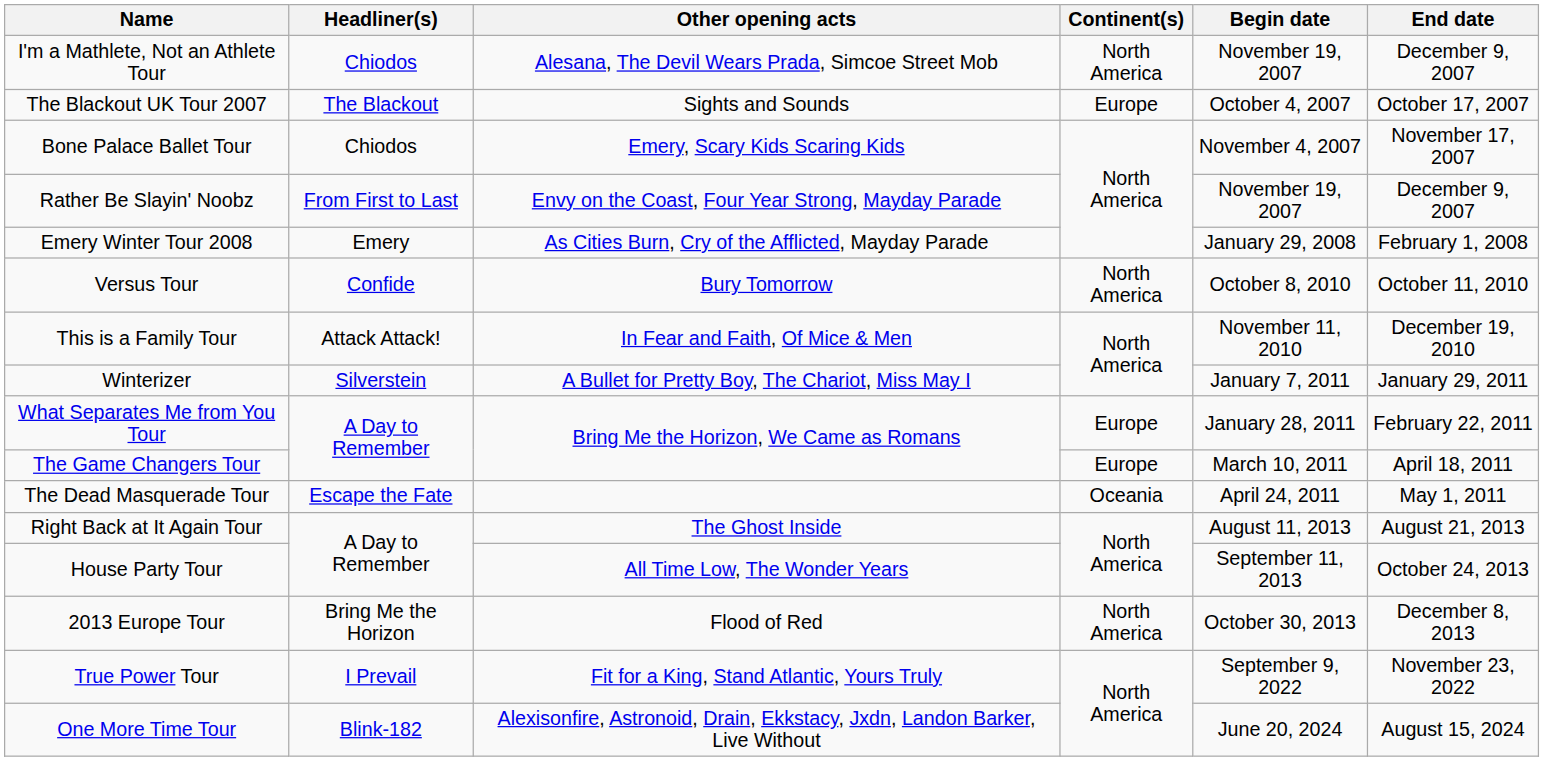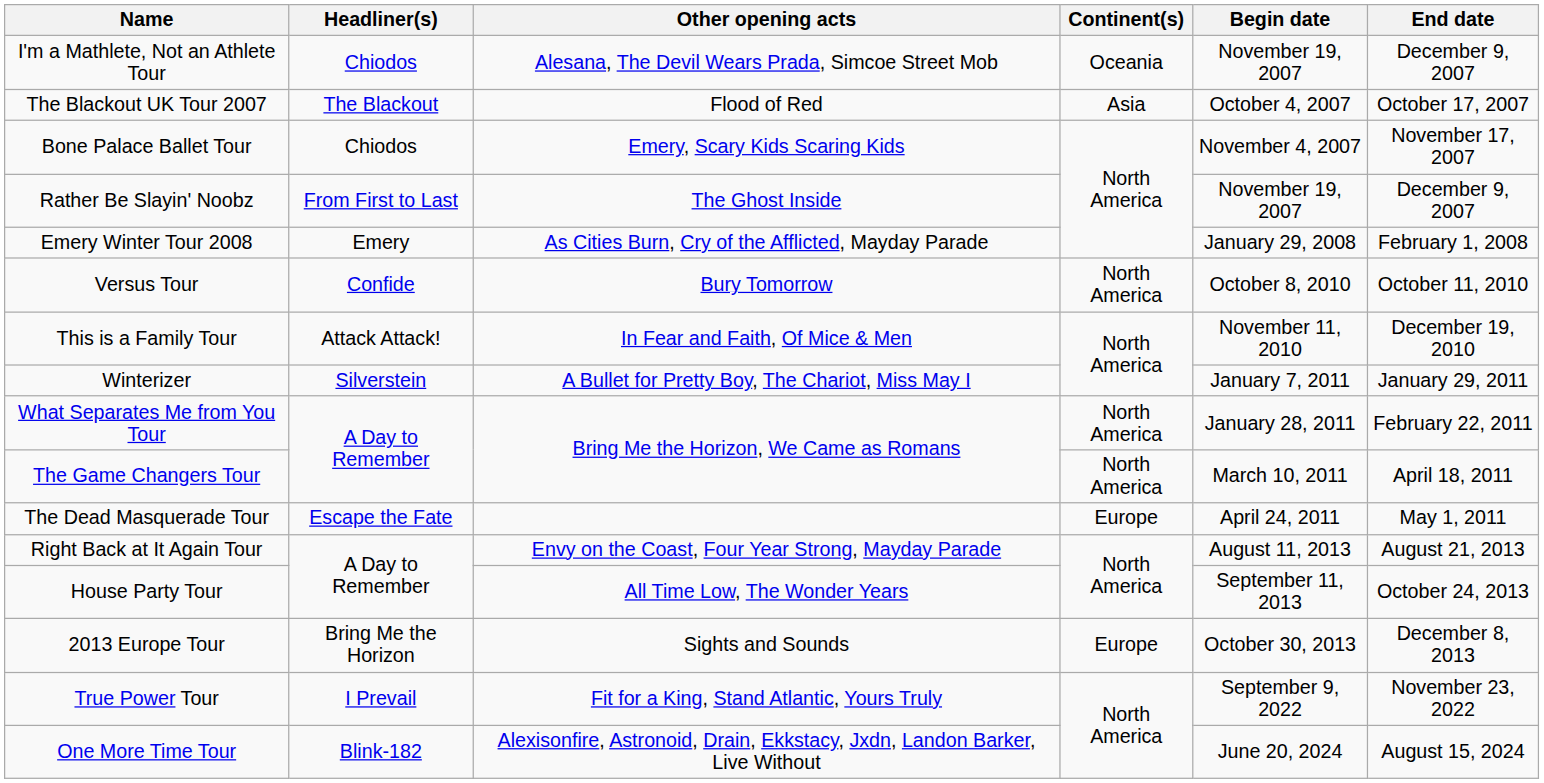(1126, 62) North America -> (1126, 62) Oceania
(766, 104) Sights and Sounds -> (766, 104) Flood of Red
(1126, 104) Europe -> (1126, 104) Asia
(766, 200) Envy on the Coast, Four Year Strong, Mayday Parade -> (766, 200) The Ghost Inside
(1126, 422) Europe -> (1126, 422) North America
(1126, 465) Europe -> (1126, 476) North America
(1126, 496) Oceania -> (1126, 518) Europe
(766, 527) The Ghost Inside -> (766, 549) Envy on the Coast, Four Year Strong, Mayday Parade
(766, 623) Flood of Red -> (766, 645) Sights and Sounds
(1126, 623) North America -> (1126, 645) Europe
